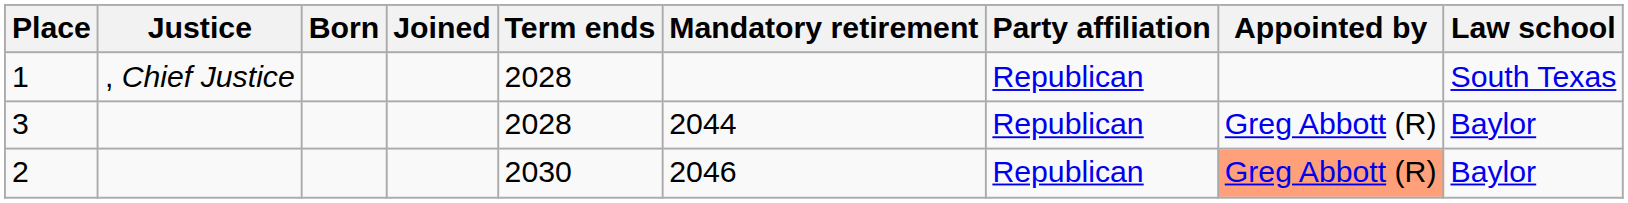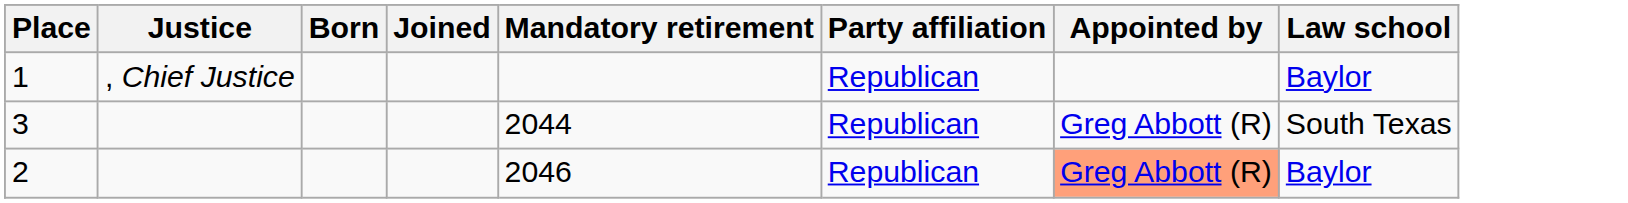- column: (580, 28)
(1533, 76) South Texas -> (1329, 76) Baylor
(1493, 124) Baylor -> (1369, 124) South Texas
